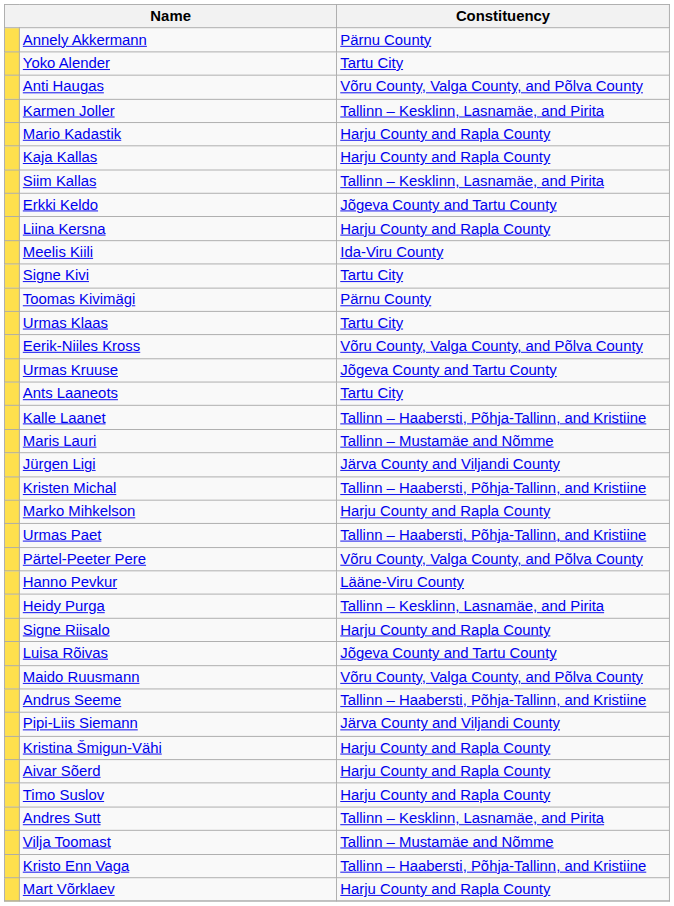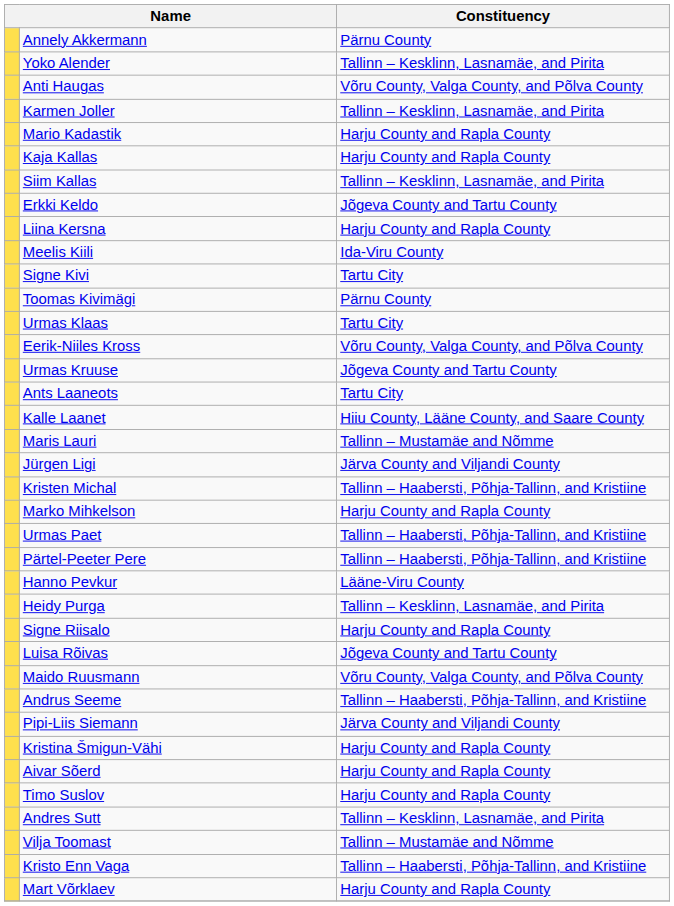(372, 63) Tartu City -> (472, 63) Tallinn – Kesklinn, Lasnamäe, and Pirita
(493, 417) Tallinn – Haabersti, Põhja-Tallinn, and Kristiine -> (492, 417) Hiiu County, Lääne County, and Saare County
(492, 559) Võru County, Valga County, and Põlva County -> (493, 559) Tallinn – Haabersti, Põhja-Tallinn, and Kristiine
